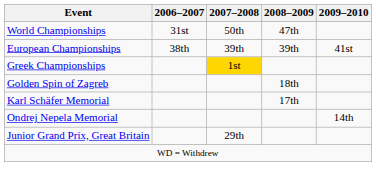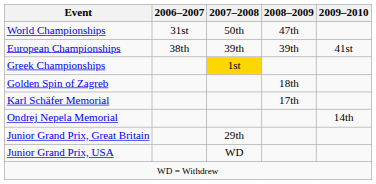+ row: (60, 153)
